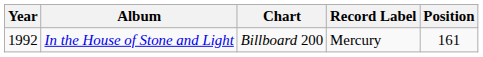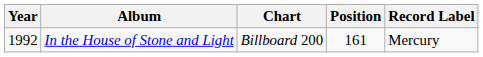columns swapped: (449, 16) <-> (373, 16)
